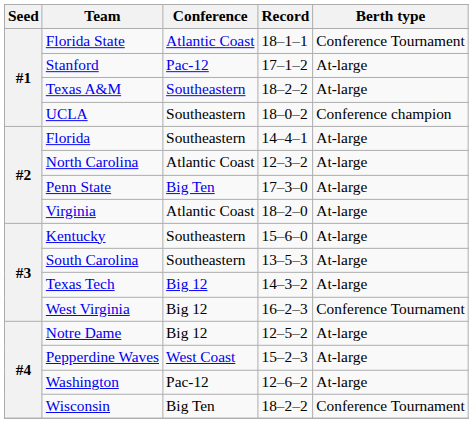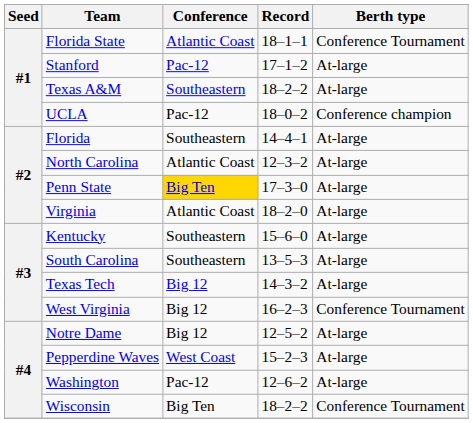(206, 114) Southeastern -> (187, 114) Pac-12
(190, 187) no background -> (190, 187) gold background
